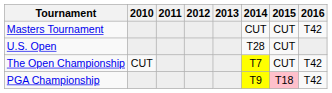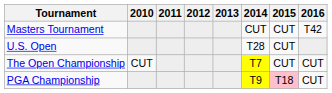(313, 63) T42 -> (313, 63) CUT
(313, 80) T42 -> (313, 80) CUT
